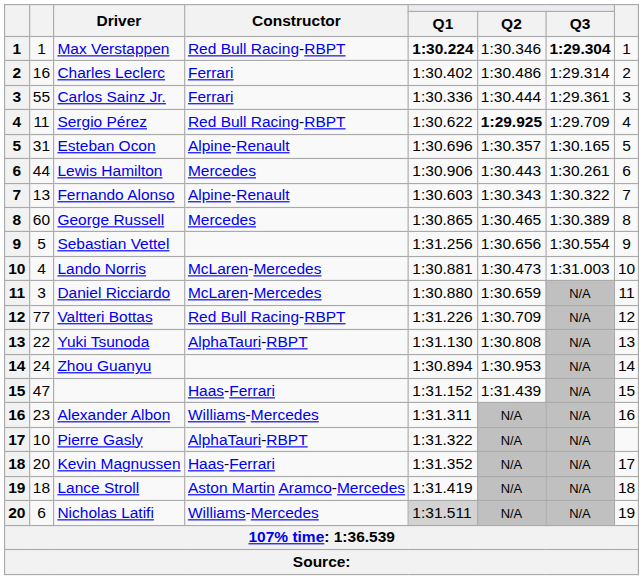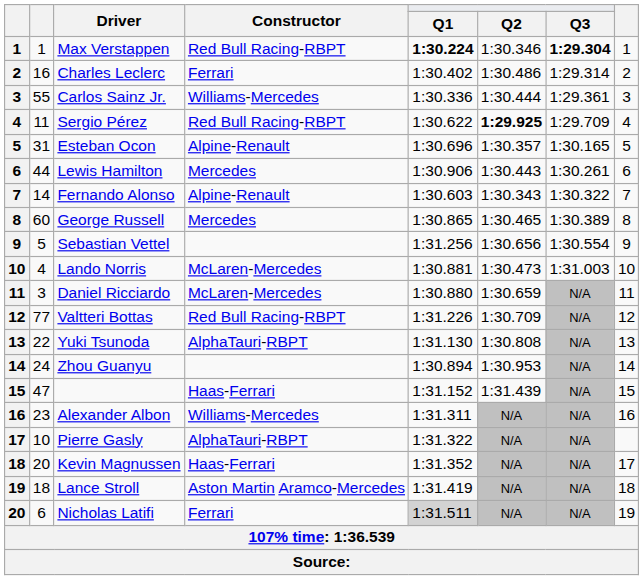(211, 97) Ferrari -> (253, 97) Williams-Mercedes
(41, 195) 13 -> (41, 195) 14
(253, 512) Williams-Mercedes -> (211, 512) Ferrari
